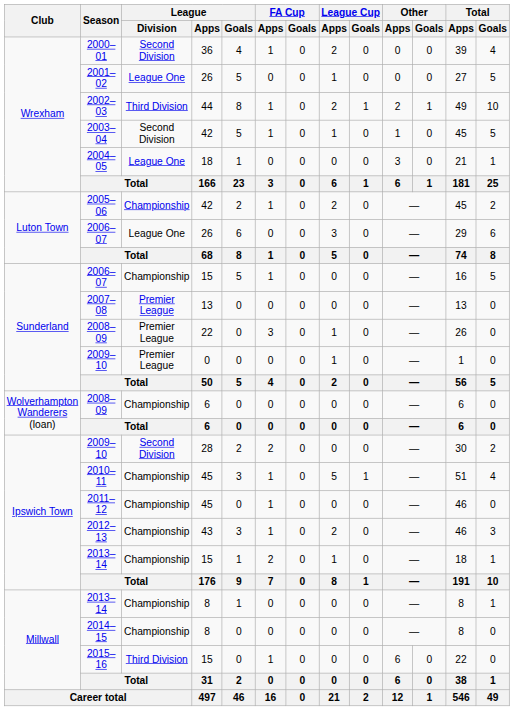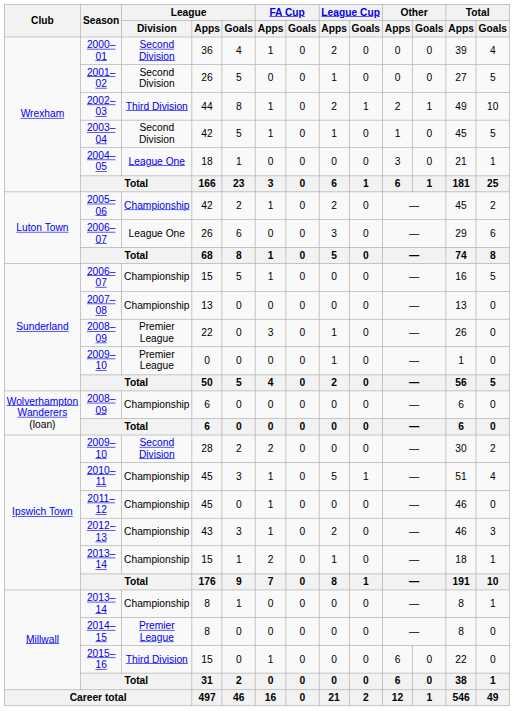(157, 78) League One -> (157, 78) Second Division
(157, 305) Premier League -> (157, 305) Championship
(157, 631) Championship -> (157, 631) Premier League
